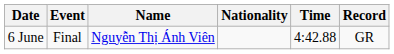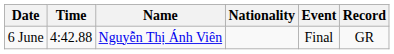columns swapped: (67, 15) <-> (315, 15)
